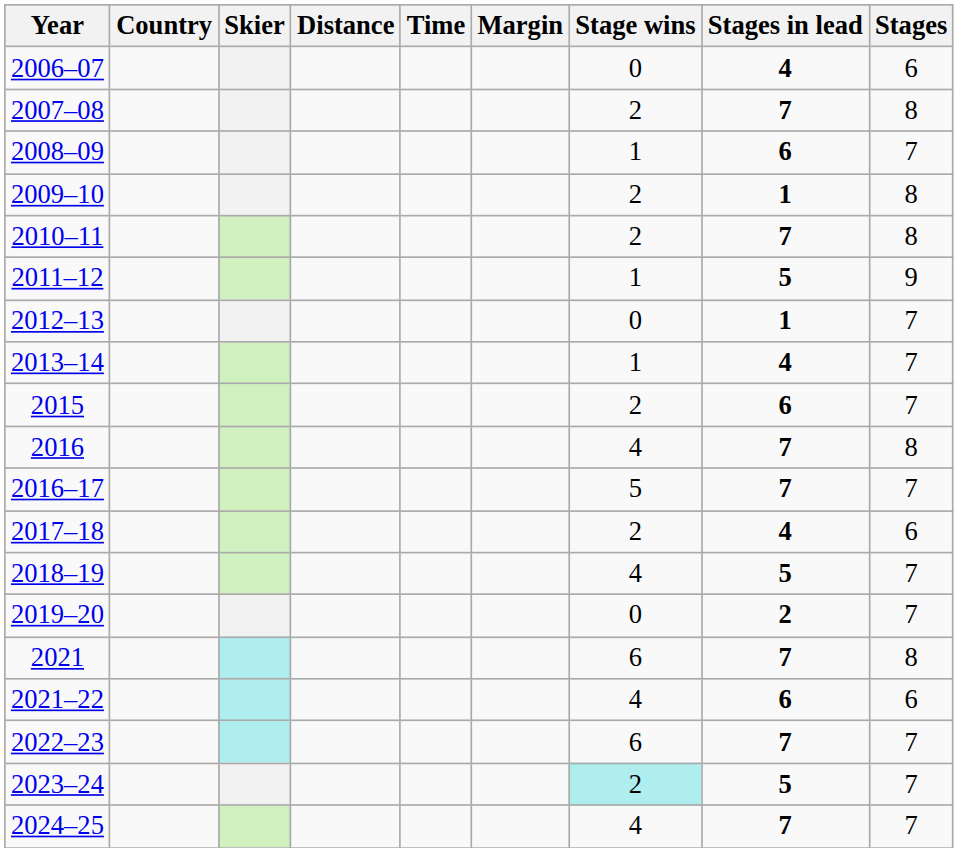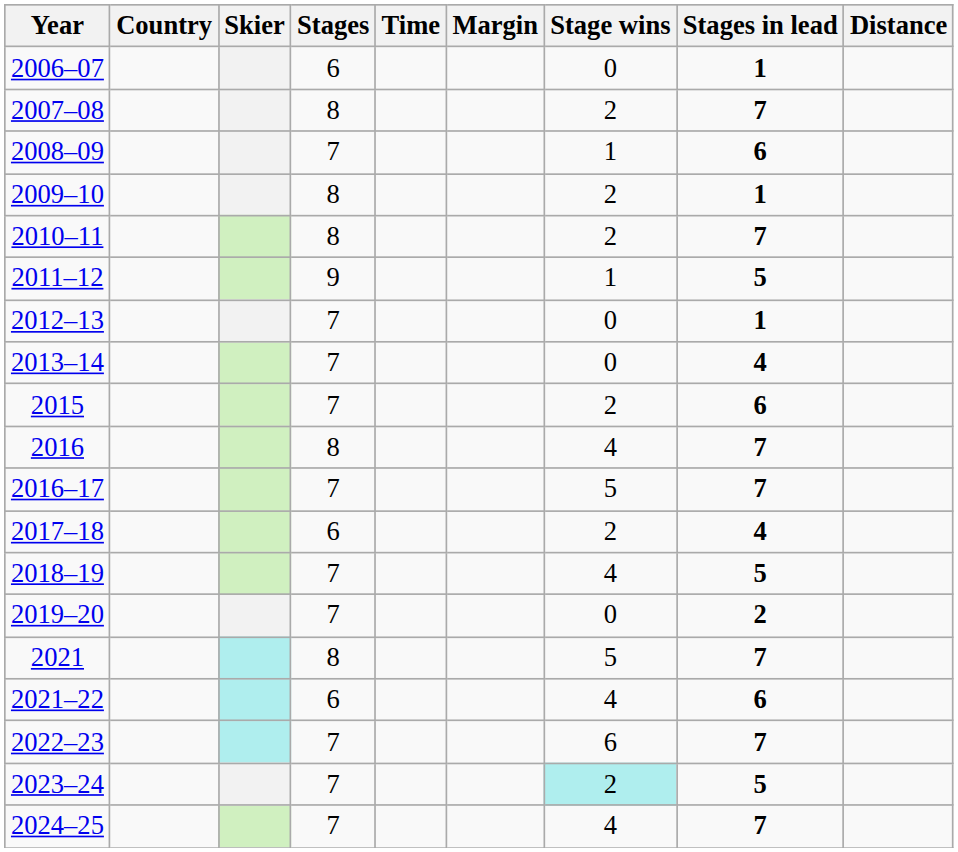columns swapped: (346, 25) <-> (911, 25)
(785, 67) 4 -> (760, 67) 1
(635, 362) 1 -> (610, 362) 0
(635, 657) 6 -> (610, 657) 5
